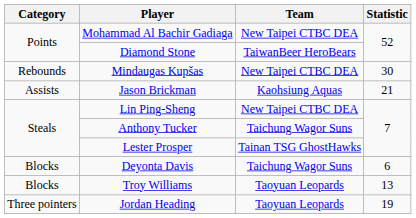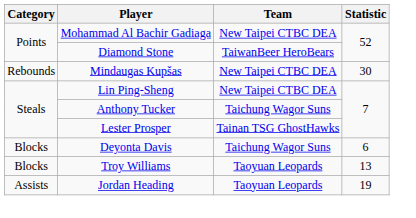- row: (157, 90)
(42, 204) Three pointers -> (31, 185) Assists
